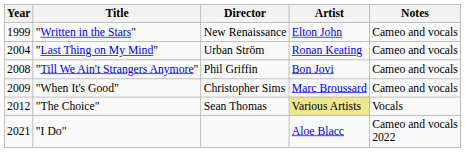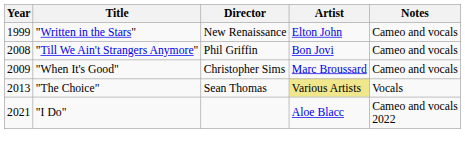- row: (97, 50)
(19, 106) 2012 -> (19, 87) 2013
